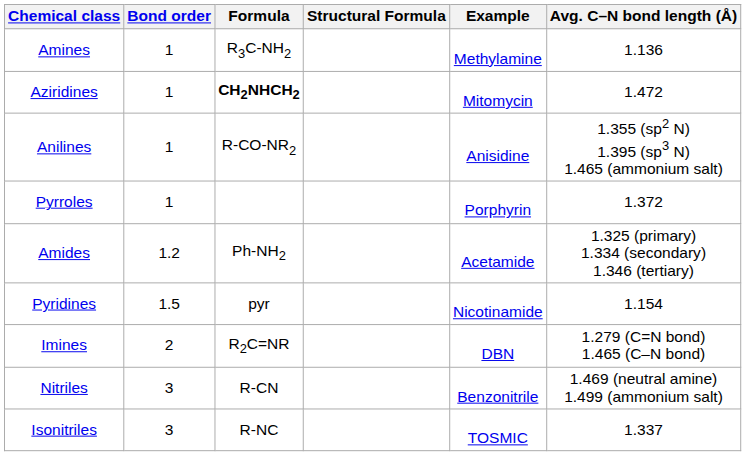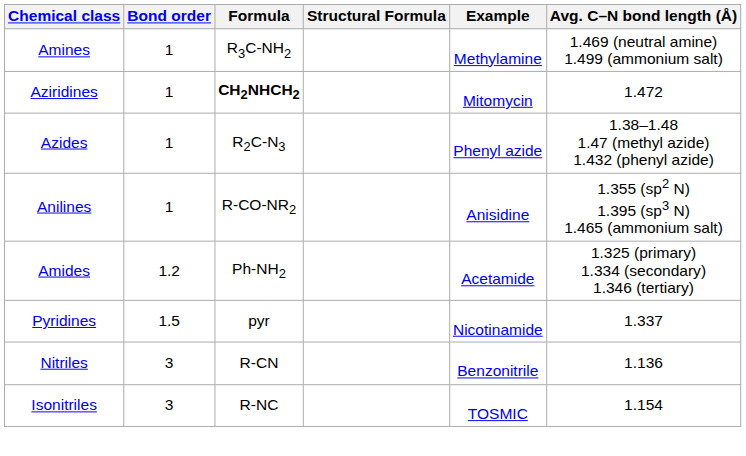(644, 50) 1.136 -> (644, 50) 1.469 (neutral amine) 1.499 (ammonium salt)
+ row: (64, 143)
- row: (64, 202)
(644, 303) 1.154 -> (644, 321) 1.337
- row: (64, 345)
(644, 387) 1.469 (neutral amine) 1.499 (ammonium salt) -> (644, 363) 1.136
(644, 430) 1.337 -> (644, 405) 1.154
